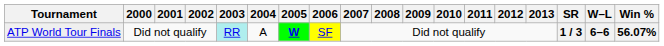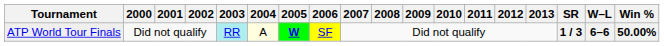(263, 32) no background -> (263, 32) lightyellow background
(637, 32) 56.07% -> (637, 32) 50.00%
